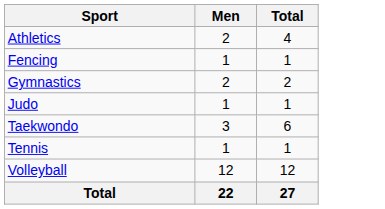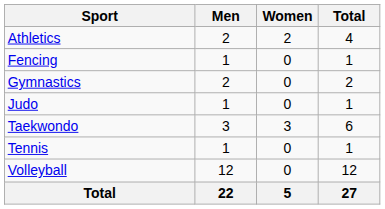+ column: (287, 16)
